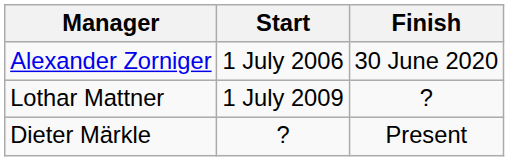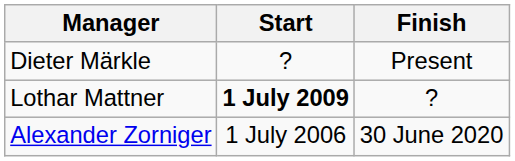rows swapped: (111, 60) <-> (81, 135)
(283, 98) normal -> (286, 98) bold
